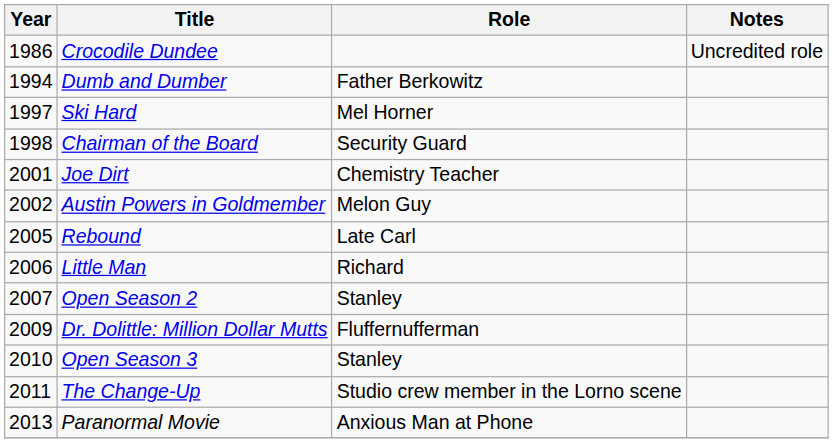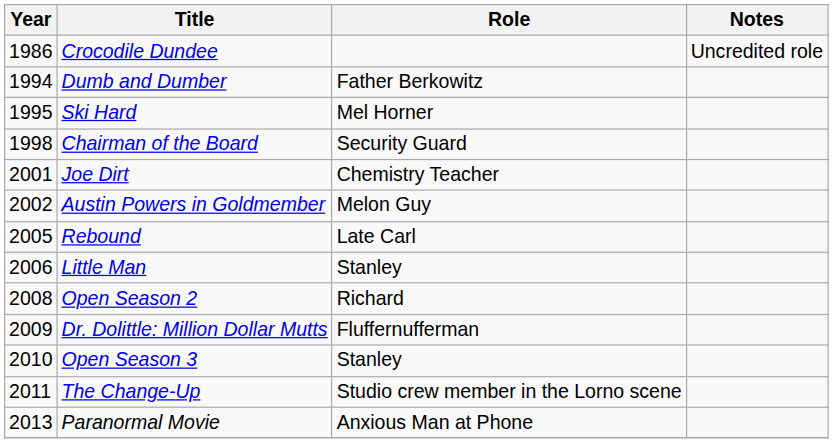(31, 112) 1997 -> (31, 112) 1995
(370, 267) Richard -> (369, 267) Stanley
(31, 298) 2007 -> (31, 298) 2008
(369, 298) Stanley -> (370, 298) Richard
